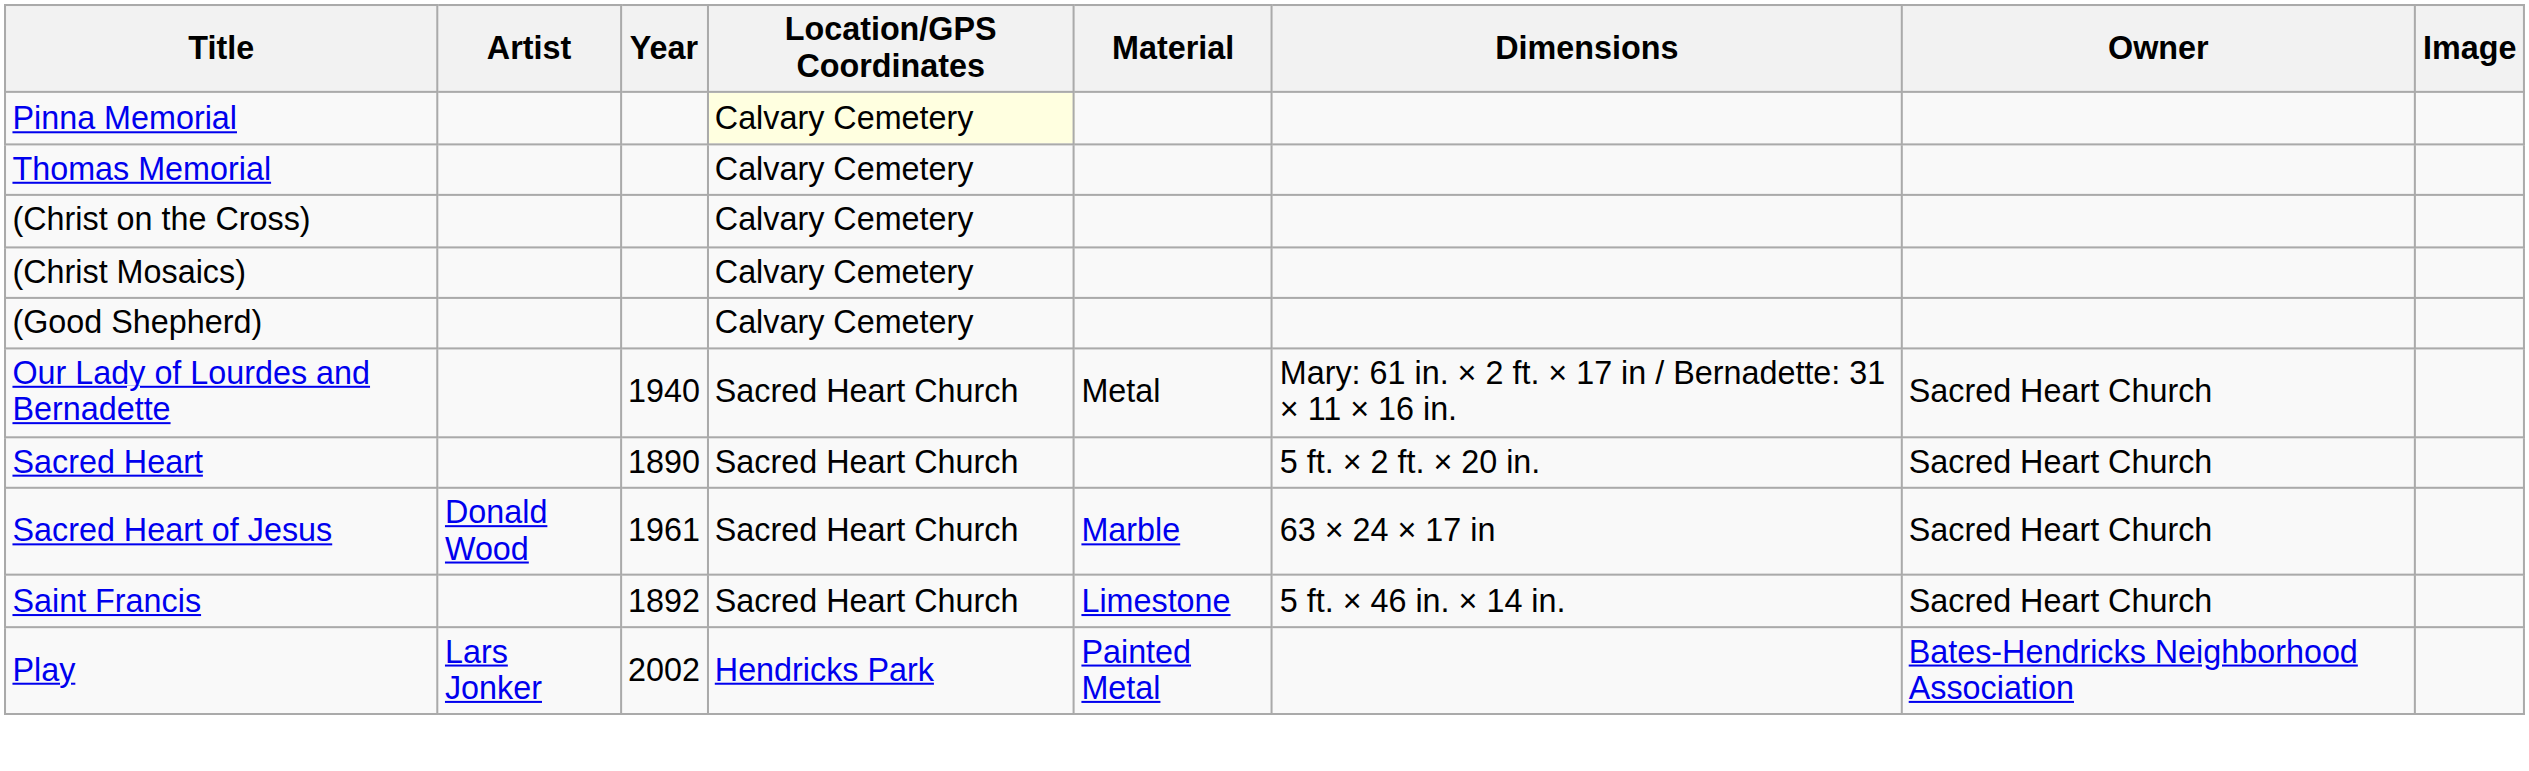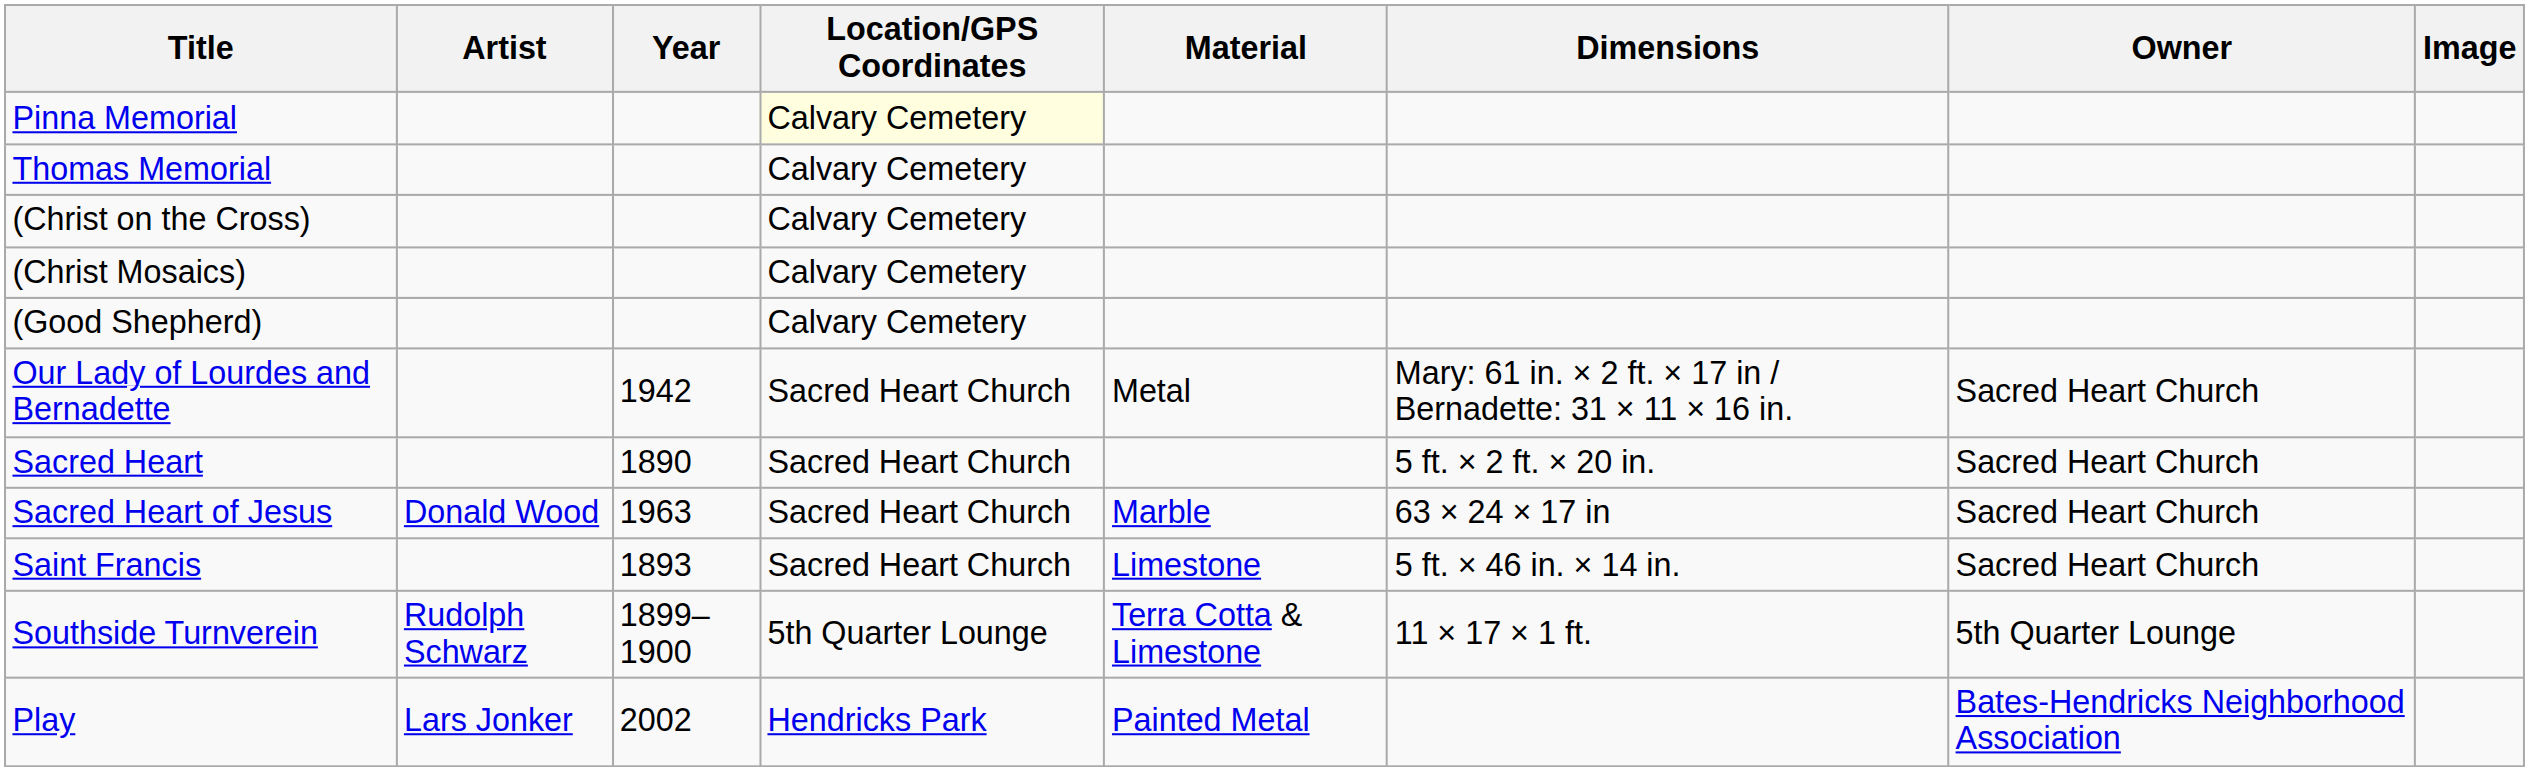(664, 392) 1940 -> (656, 392) 1942
(664, 531) 1961 -> (656, 512) 1963
(664, 600) 1892 -> (656, 564) 1893
+ row: (165, 633)
